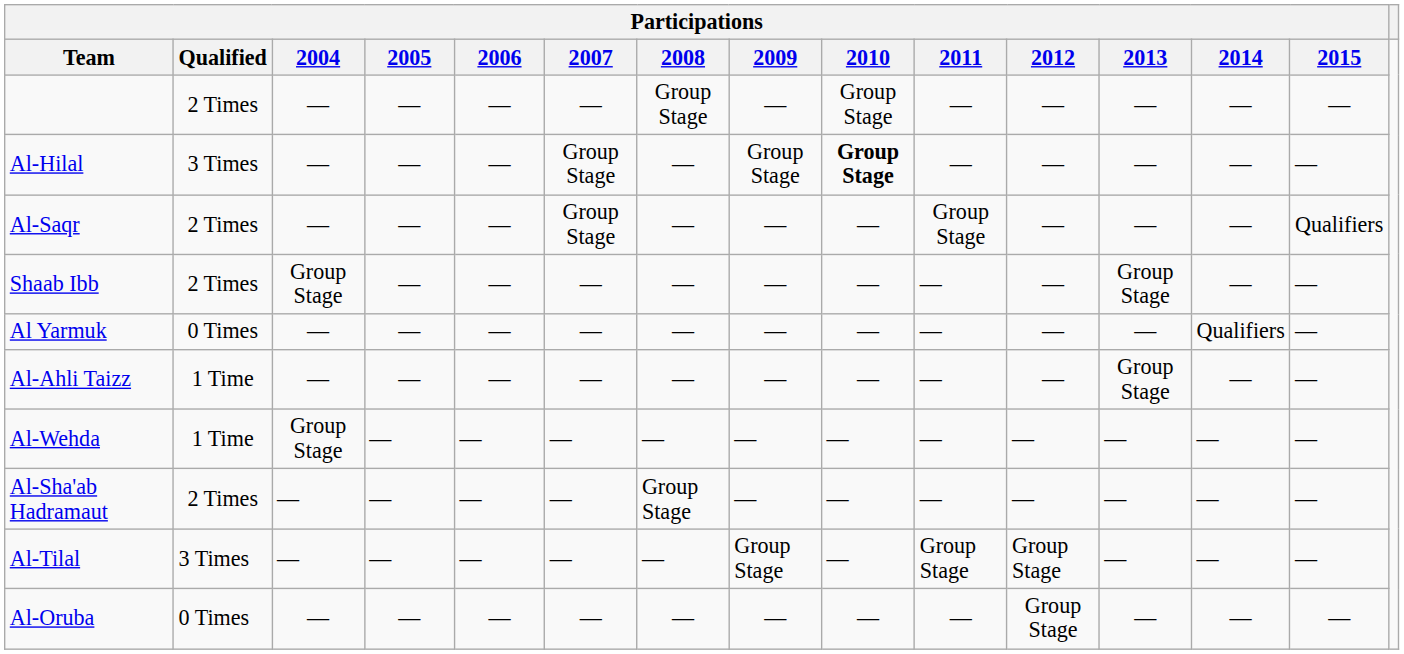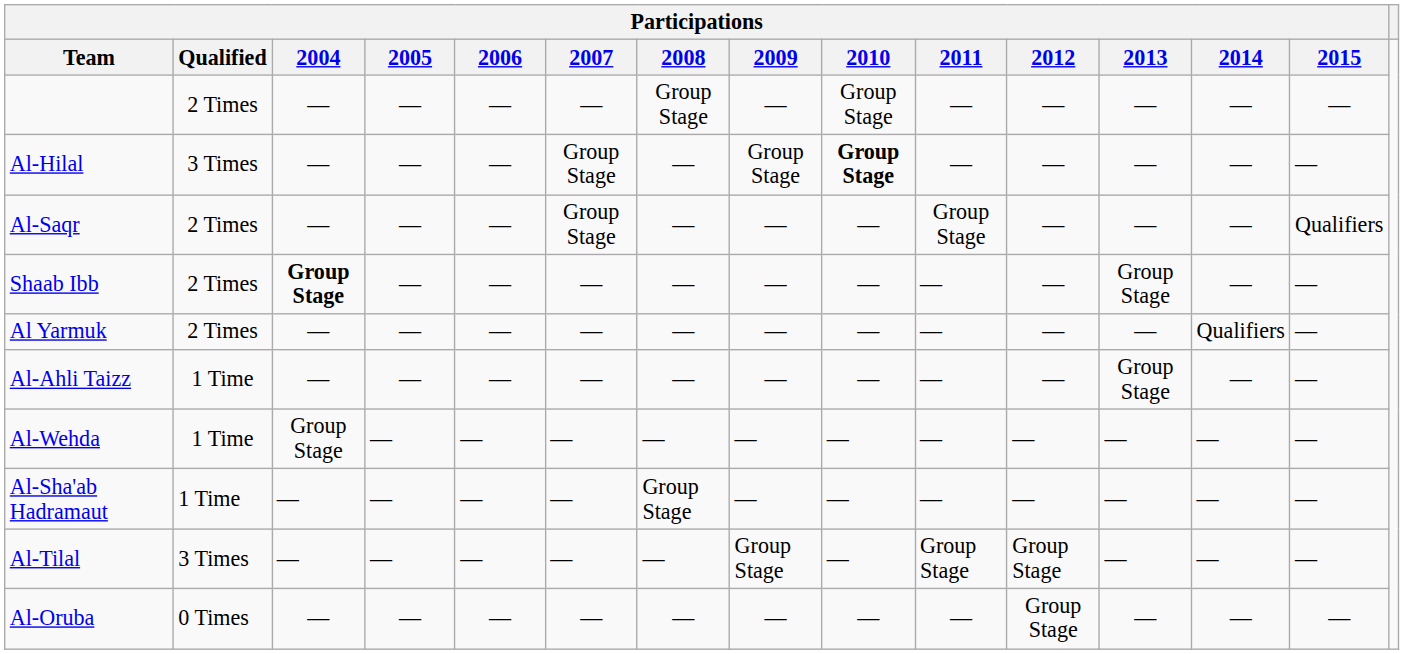(318, 284) normal -> (318, 284) bold
(223, 331) 0 Times -> (223, 331) 2 Times
(223, 498) 2 Times -> (209, 498) 1 Time
